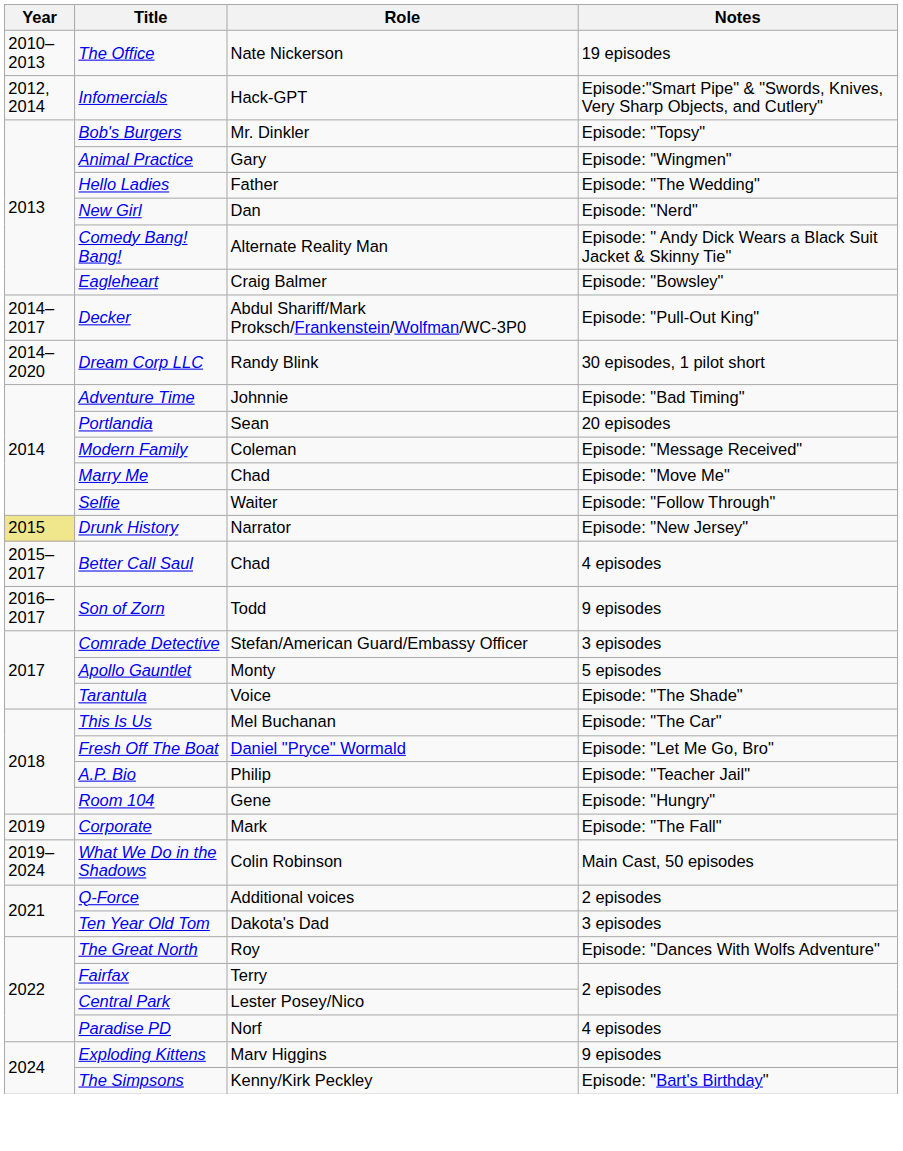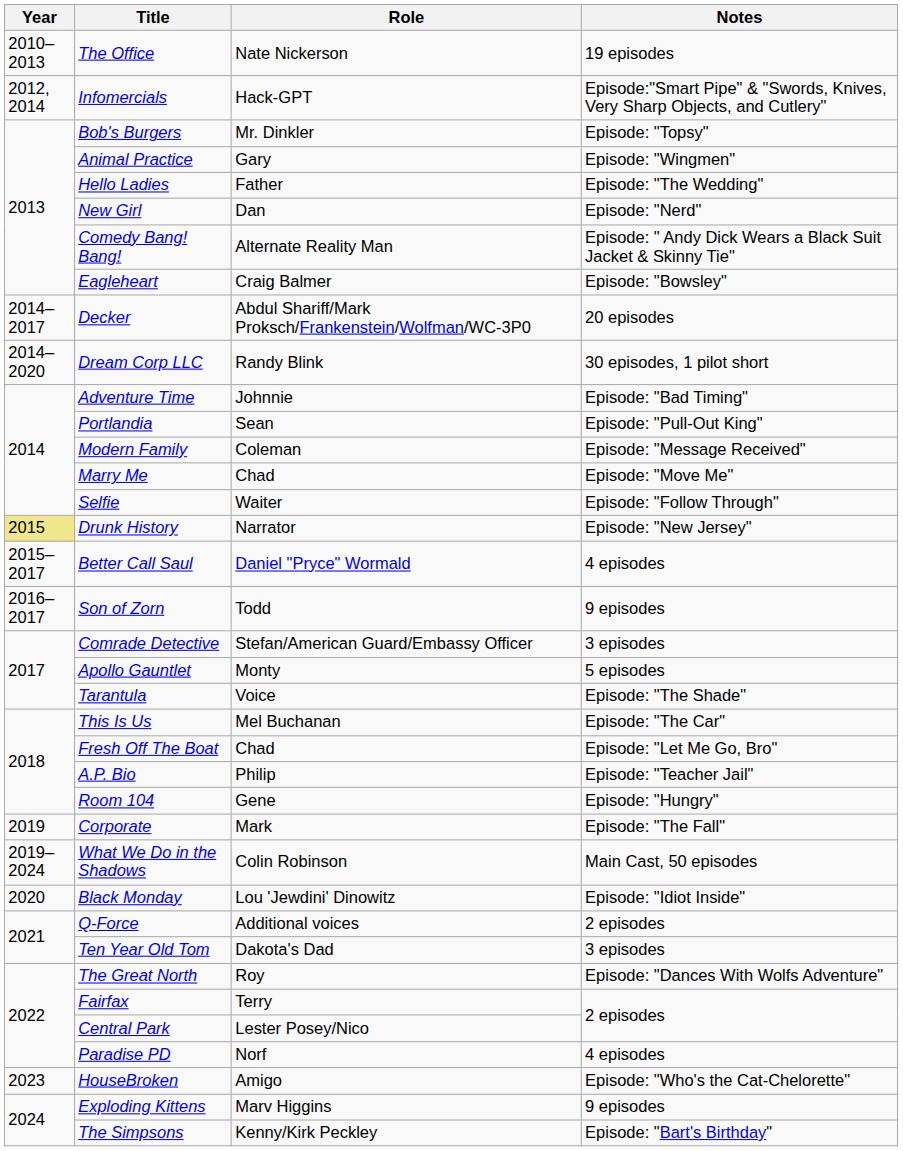(670, 317) Episode: "Pull-Out King" -> (630, 317) 20 episodes
(626, 423) 20 episodes -> (674, 423) Episode: "Pull-Out King"
(250, 563) Chad -> (323, 563) Daniel "Pryce" Wormald
(318, 748) Daniel "Pryce" Wormald -> (255, 748) Chad
+ row: (130, 897)
+ row: (128, 1080)
